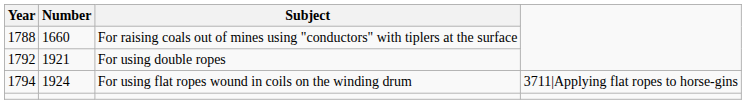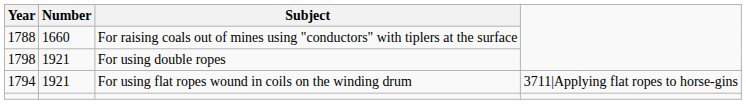(22, 59) 1792 -> (22, 59) 1798
(56, 81) 1924 -> (56, 81) 1921
